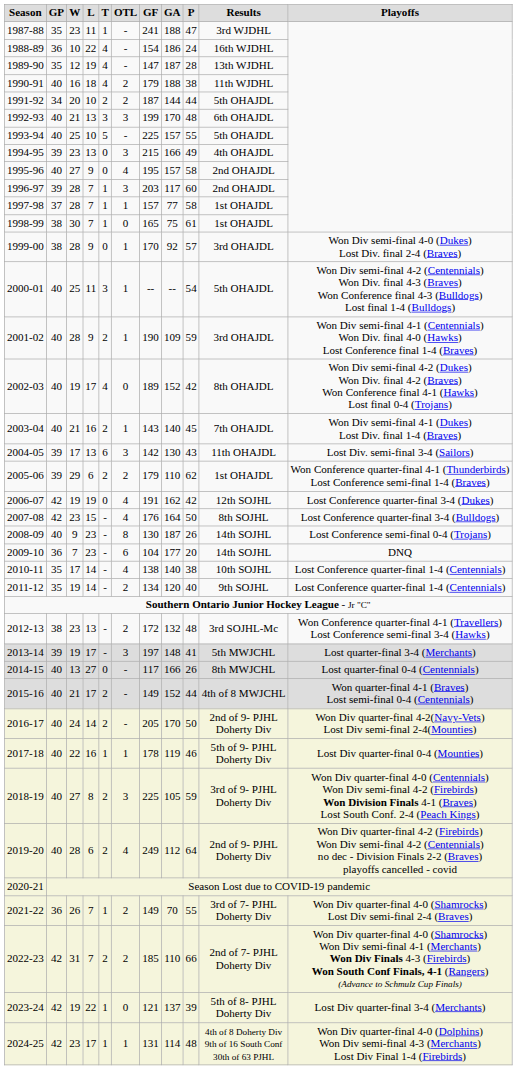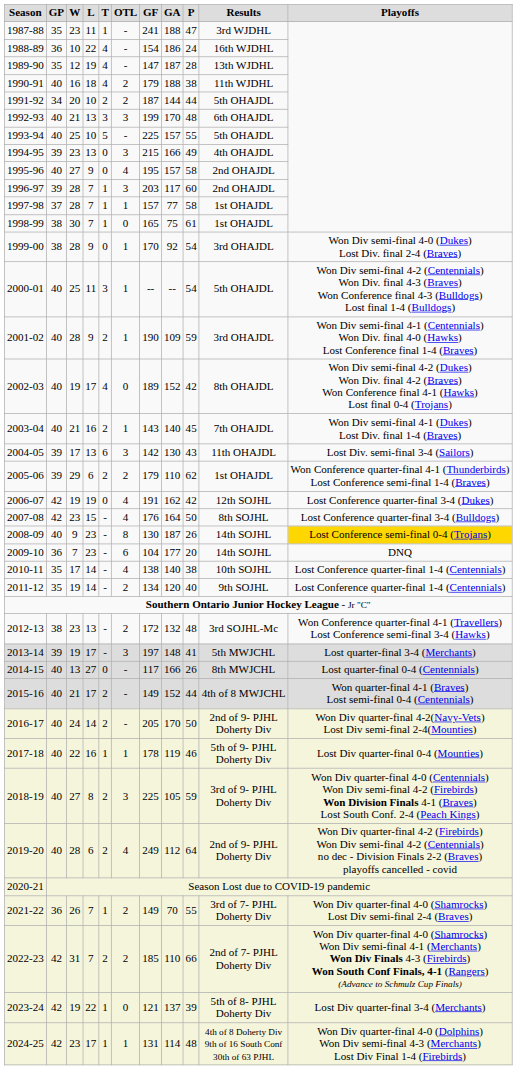(191, 247) 57 -> (191, 247) 54
(400, 535) no background -> (400, 535) gold background
